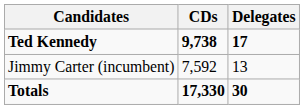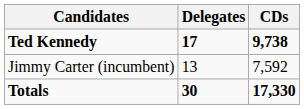columns swapped: (203, 16) <-> (264, 16)
